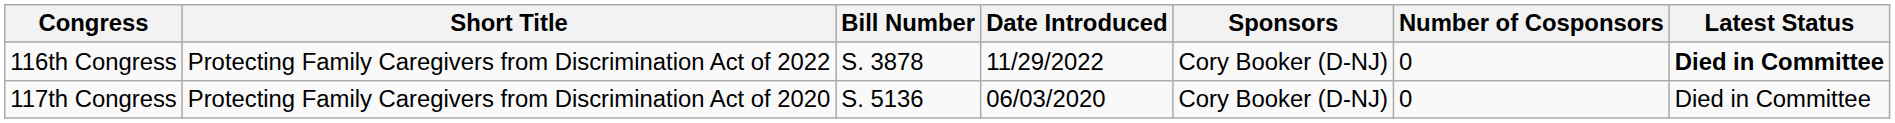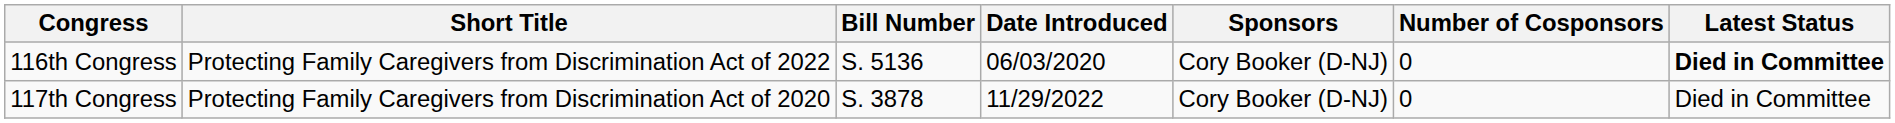(882, 61) S. 3878 -> (882, 61) S. 5136
(1045, 61) 11/29/2022 -> (1046, 61) 06/03/2020
(882, 99) S. 5136 -> (882, 99) S. 3878
(1046, 99) 06/03/2020 -> (1045, 99) 11/29/2022
